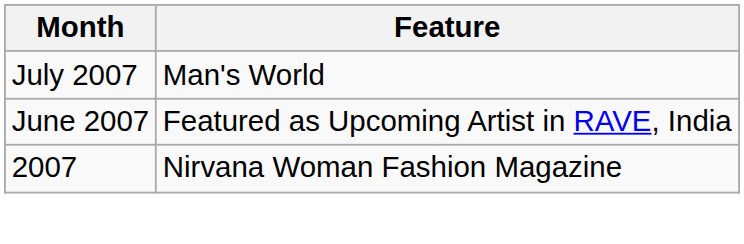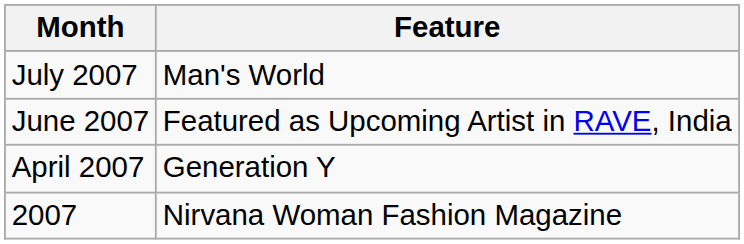+ row: (78, 167)
